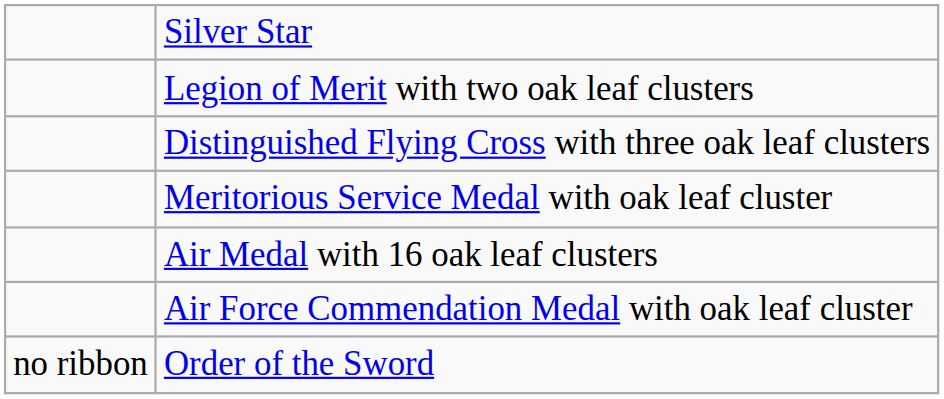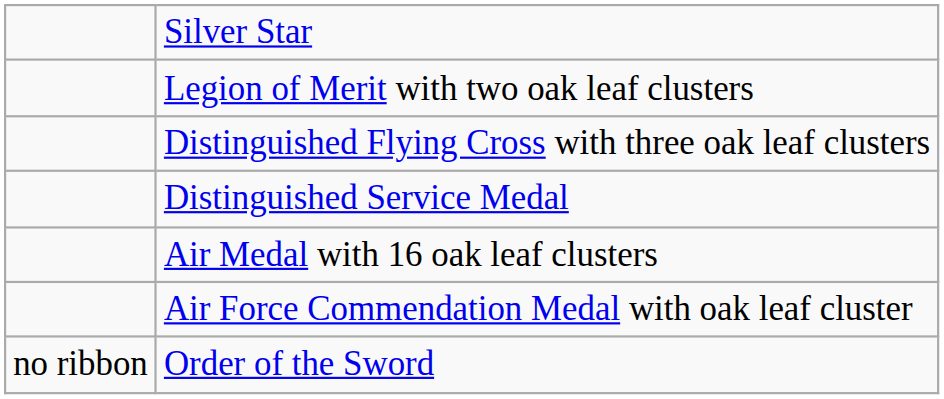+ row: (366, 198)
- row: (498, 198)
